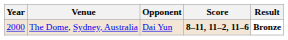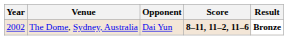(16, 27) 2000 -> (16, 27) 2002
